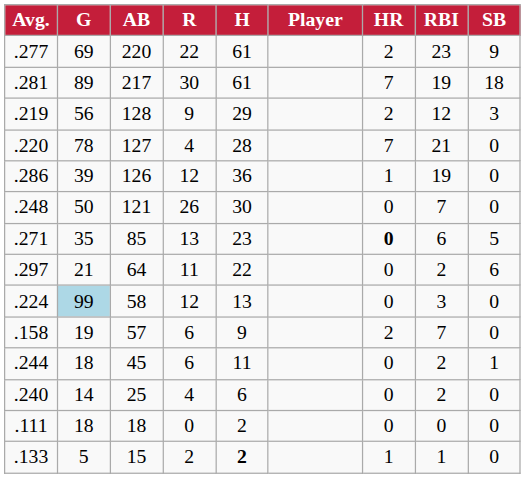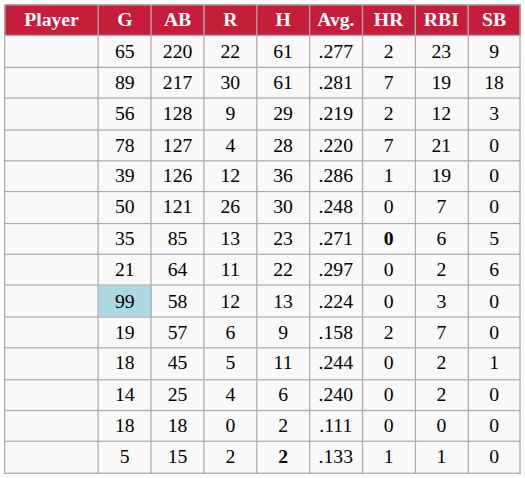columns swapped: (315, 20) <-> (31, 20)
(84, 51) 69 -> (125, 51) 65
(189, 363) 6 -> (230, 363) 5
